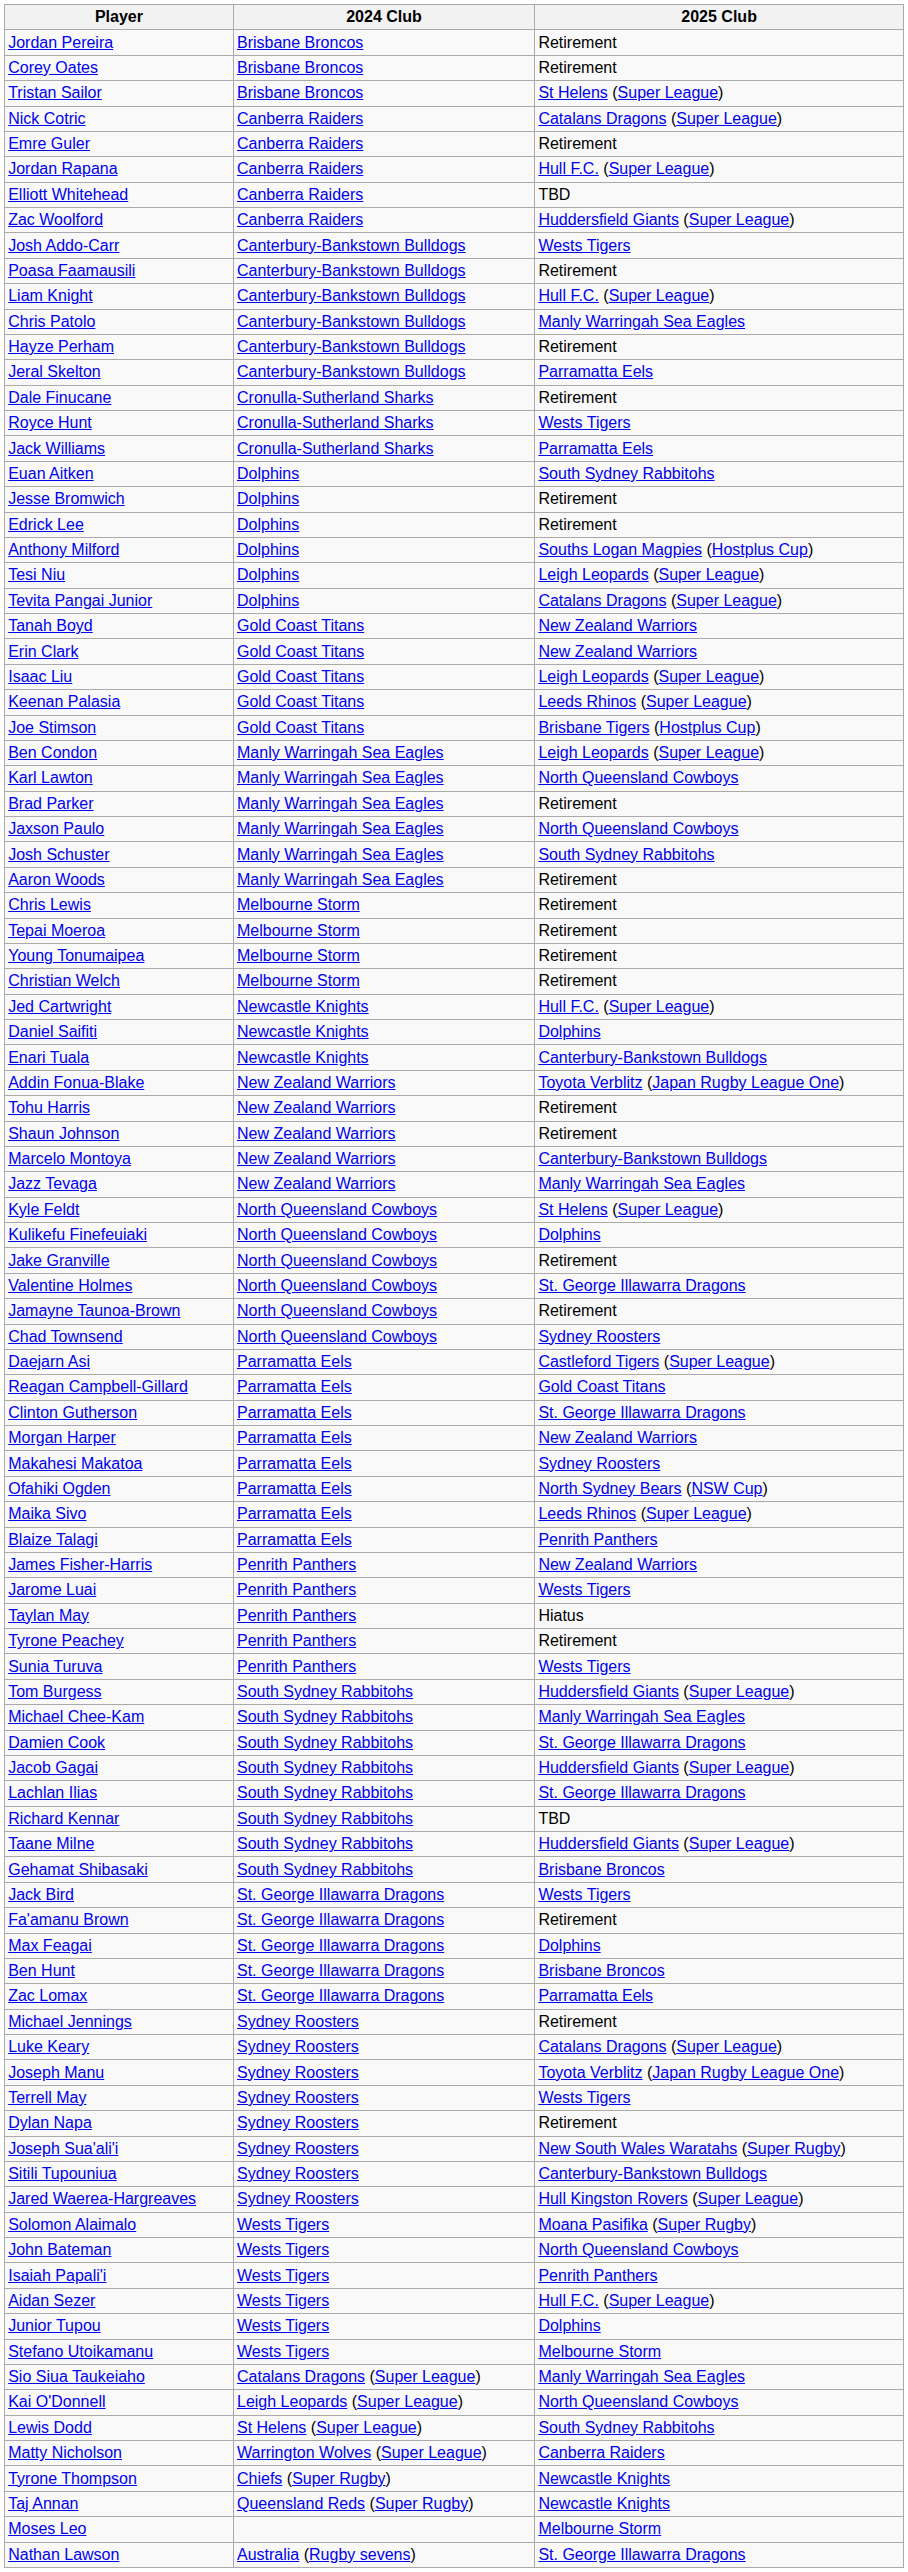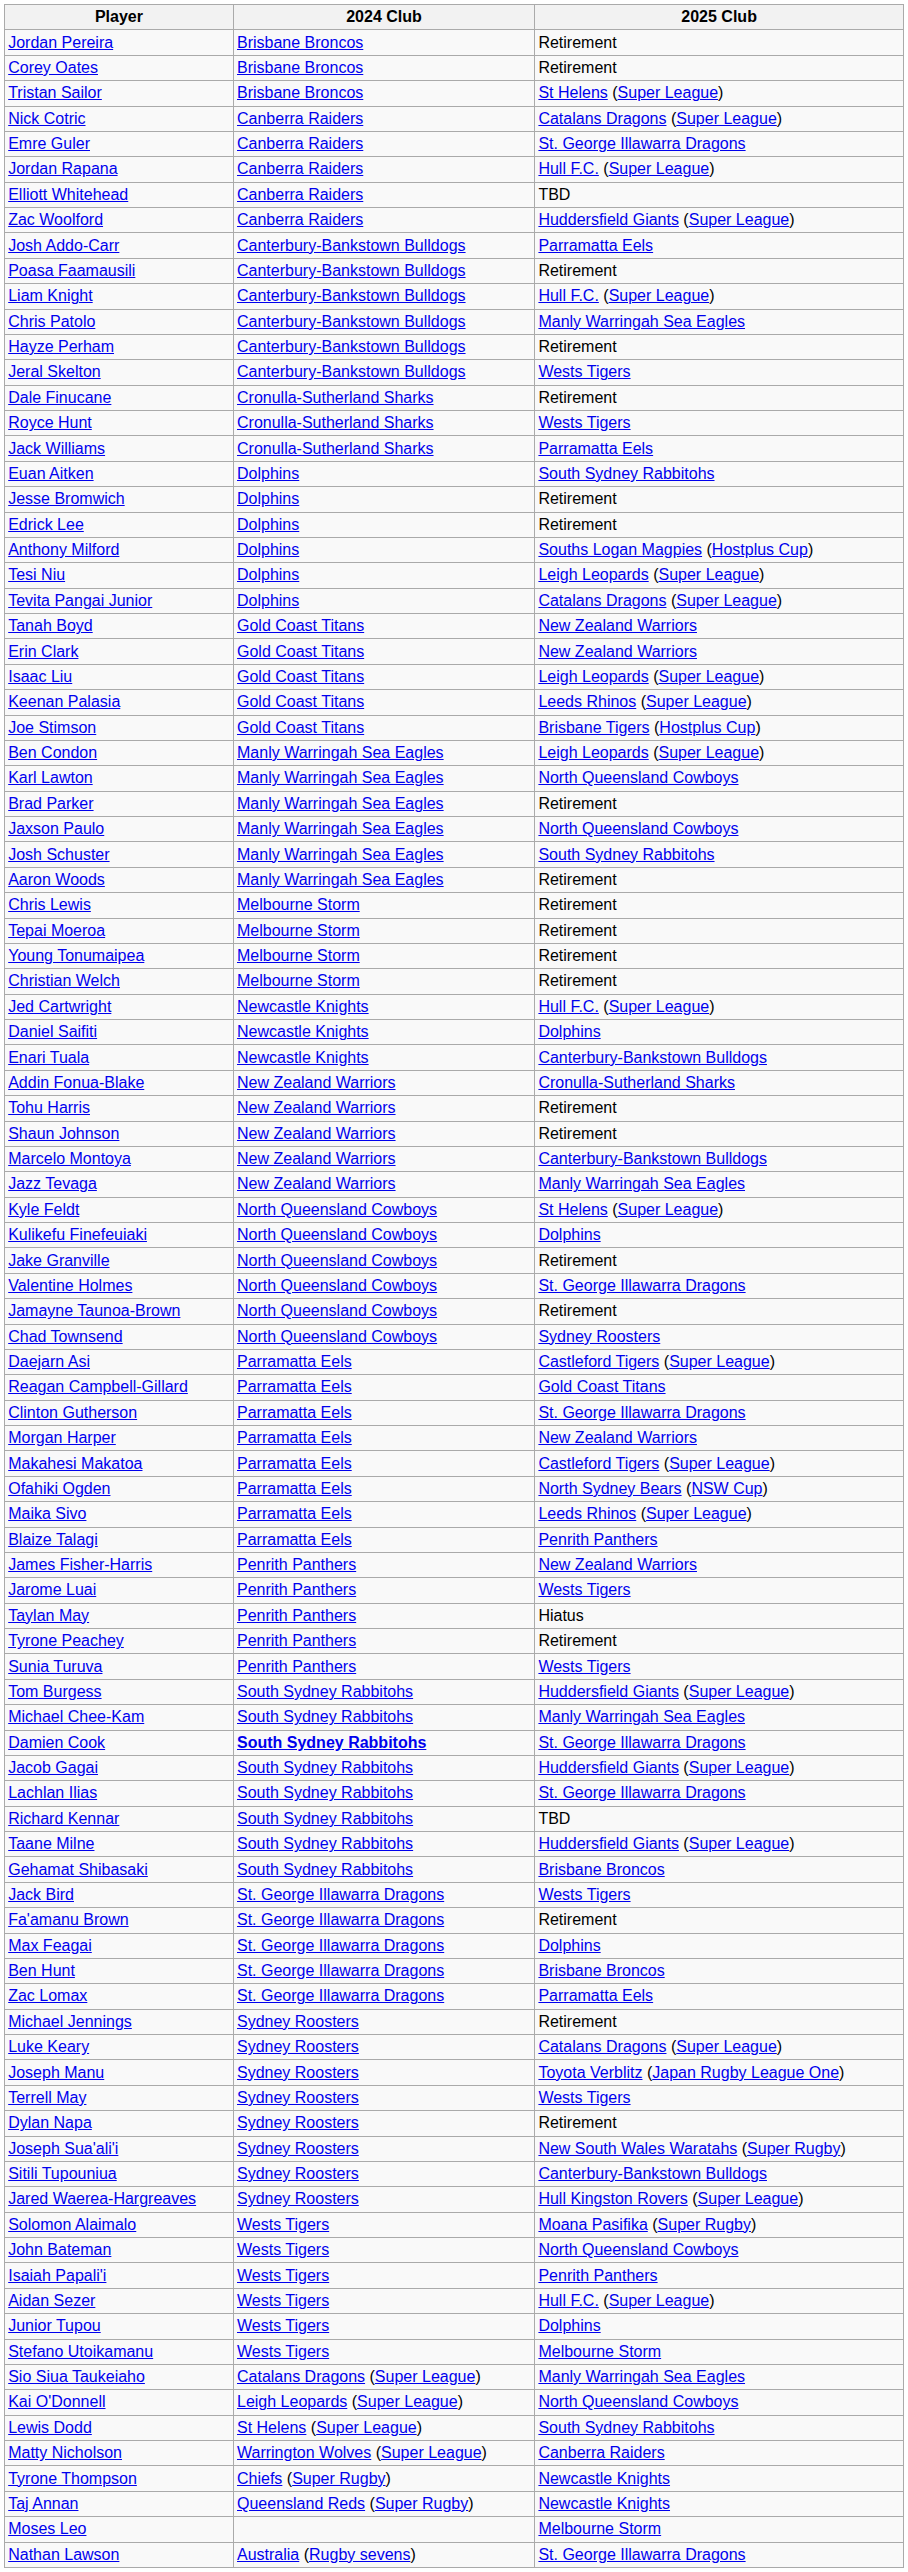(578, 144) Retirement -> (642, 144) St. George Illawarra Dragons
(584, 245) Wests Tigers -> (596, 245) Parramatta Eels
(596, 372) Parramatta Eels -> (584, 372) Wests Tigers
(691, 1082) Toyota Verblitz (Japan Rugby League One) -> (637, 1082) Cronulla-Sutherland Sharks
(599, 1463) Sydney Roosters -> (657, 1463) Castleford Tigers (Super League)
(325, 1742) normal -> (332, 1742) bold
